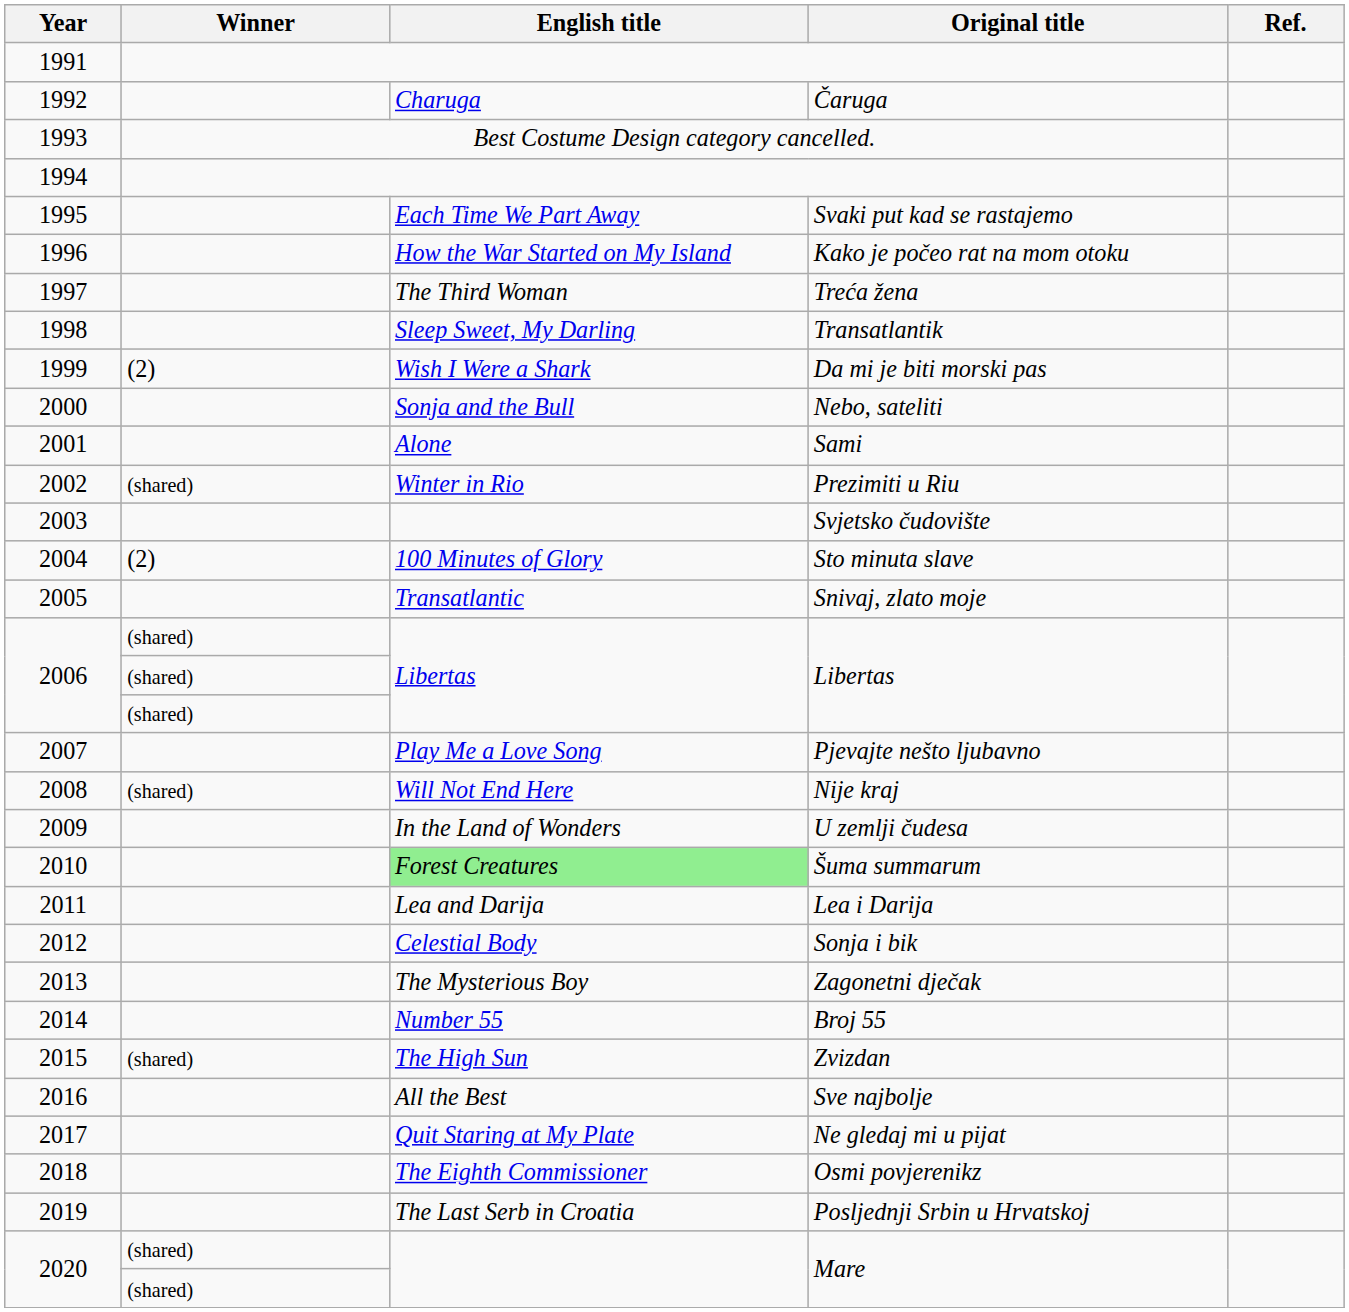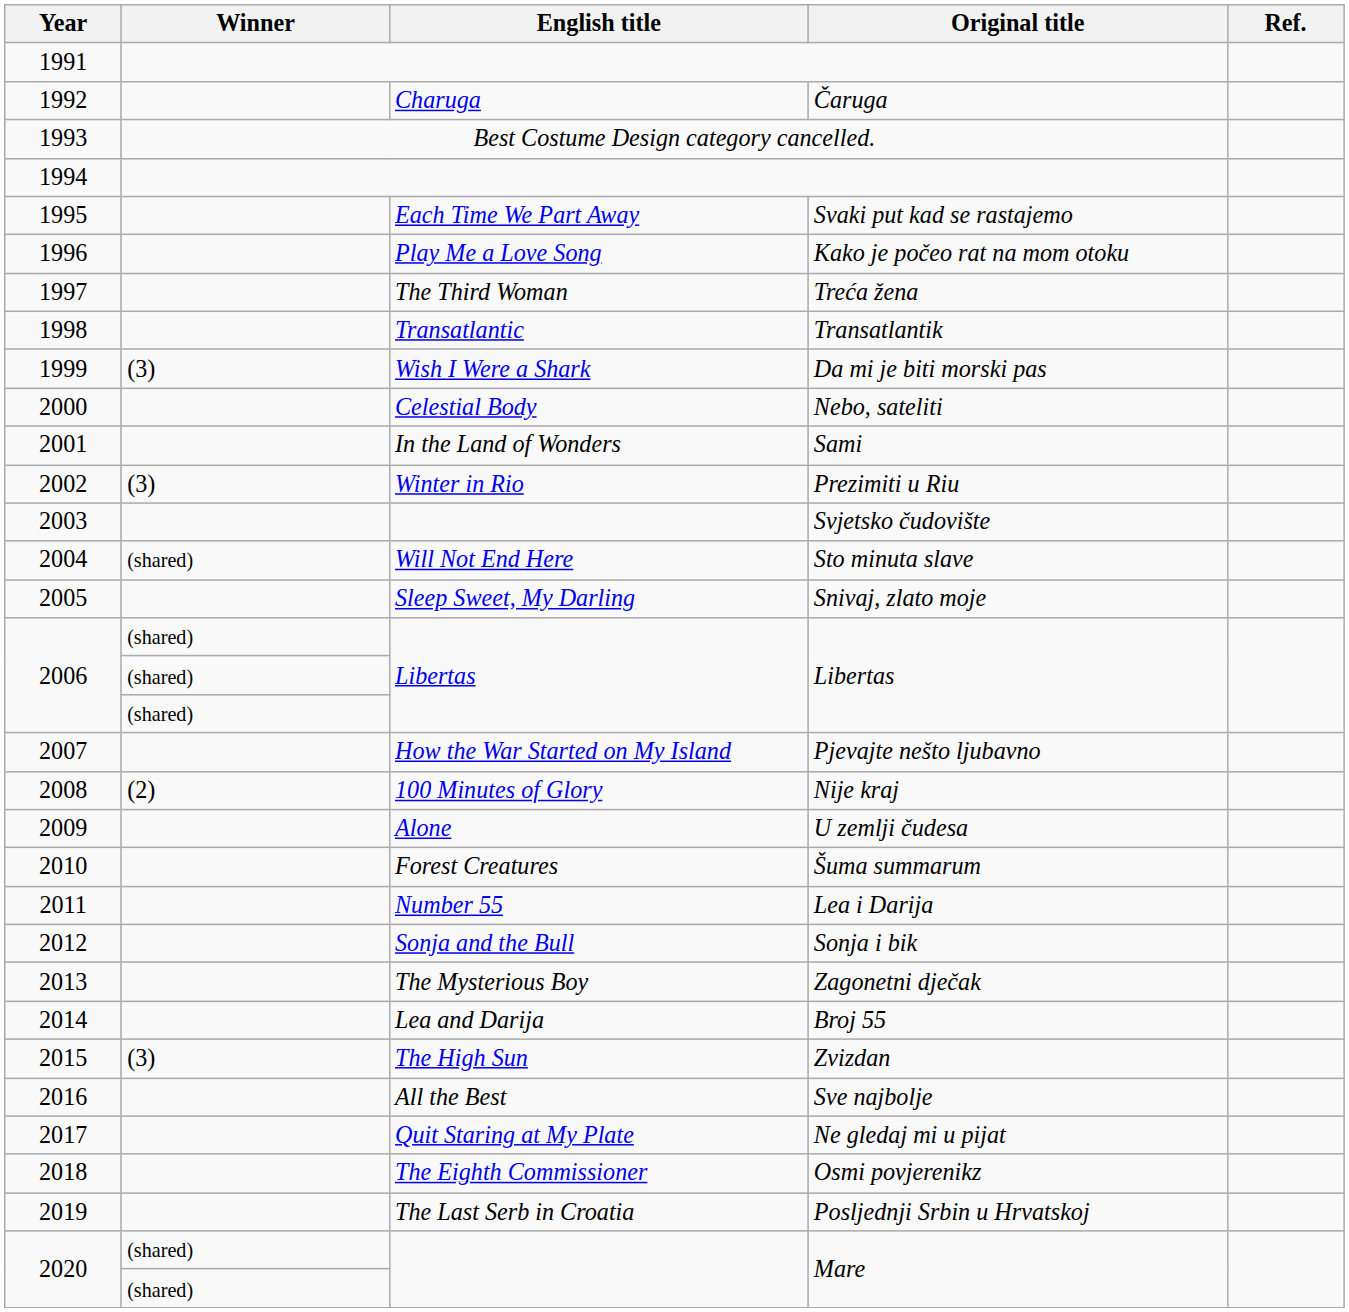(563, 253) How the War Started on My Island -> (498, 253) Play Me a Love Song
(515, 330) Sleep Sweet, My Darling -> (459, 330) Transatlantic
(141, 368) (2) -> (141, 368) (3)
(485, 406) Sonja and the Bull -> (466, 406) Celestial Body
(423, 445) Alone -> (508, 445) In the Land of Wonders
(160, 484) (shared) -> (141, 483) (3)
(141, 560) (2) -> (160, 561) (shared)
(499, 560) 100 Minutes of Glory -> (484, 560) Will Not End Here
(459, 598) Transatlantic -> (515, 598) Sleep Sweet, My Darling
(498, 751) Play Me a Love Song -> (563, 751) How the War Started on My Island
(160, 791) (shared) -> (141, 789) (2)
(484, 789) Will Not End Here -> (499, 789) 100 Minutes of Glory
(508, 828) In the Land of Wonders -> (423, 828) Alone
(477, 866) lightgreen background -> (477, 866) no background
(469, 904) Lea and Darija -> (449, 904) Number 55
(466, 943) Celestial Body -> (485, 943) Sonja and the Bull
(449, 1019) Number 55 -> (469, 1019) Lea and Darija
(160, 1059) (shared) -> (141, 1058) (3)
